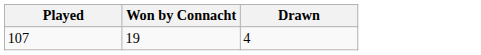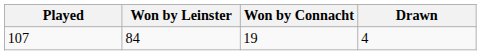+ column: (181, 15)
